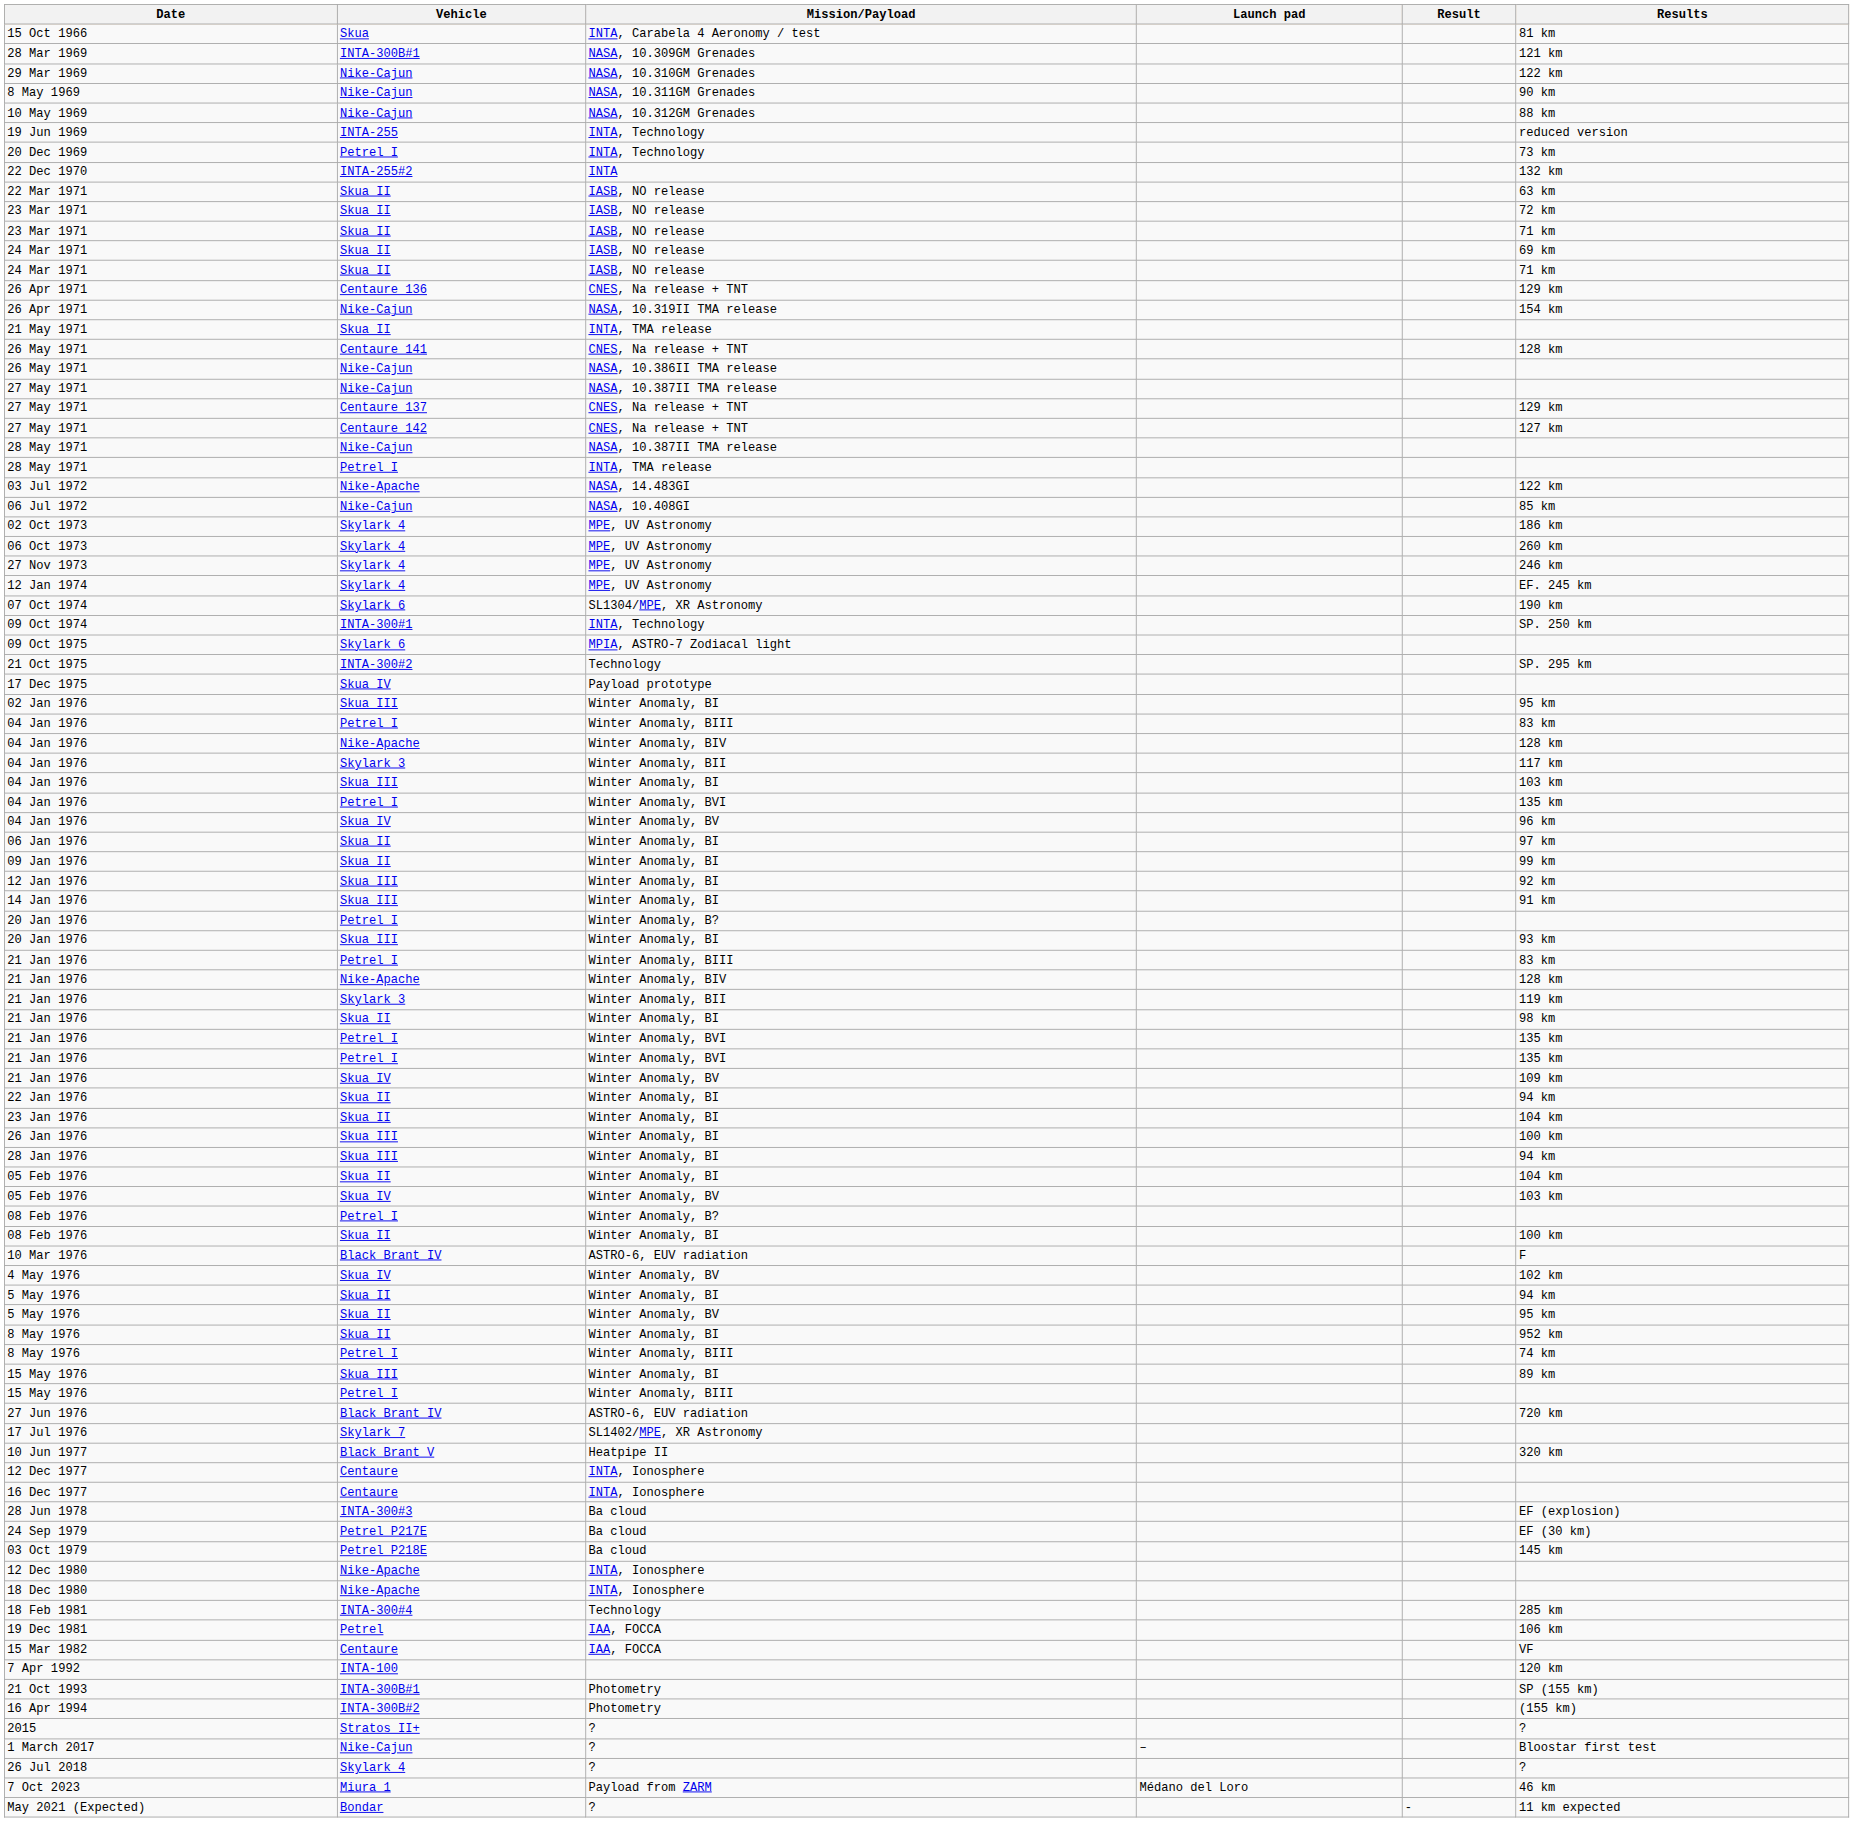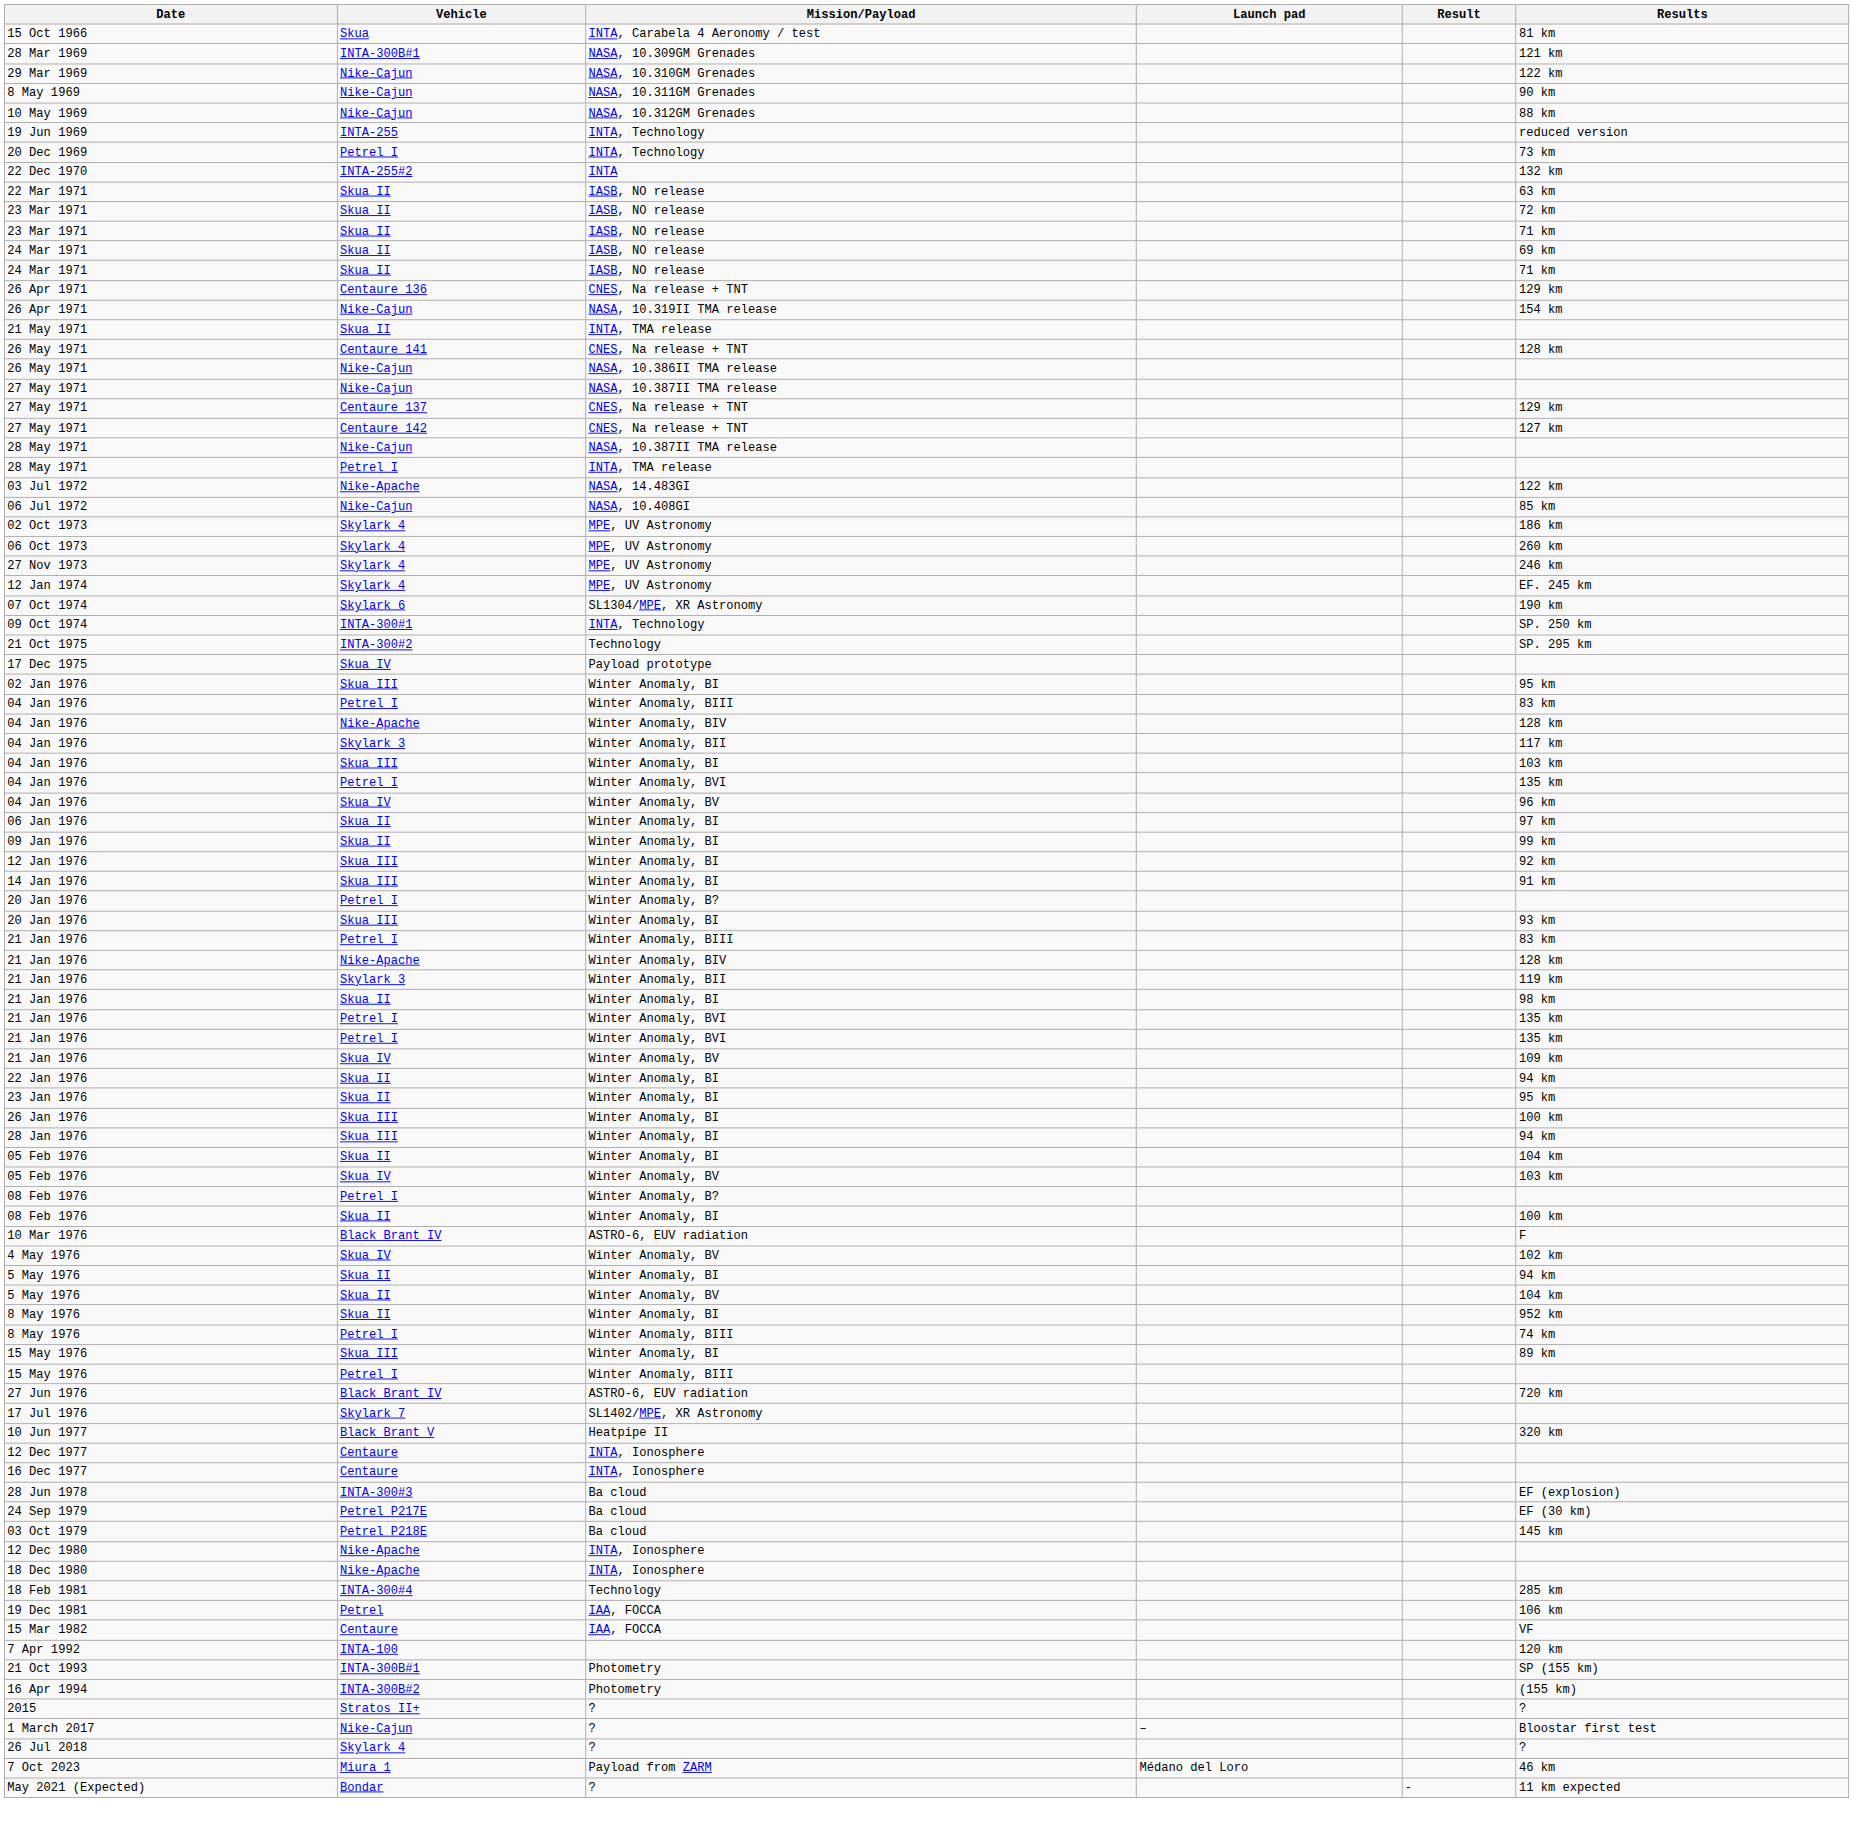- row: (47, 645)
(1541, 1118) 104 km -> (1537, 1098) 95 km
(1537, 1315) 95 km -> (1541, 1295) 104 km
